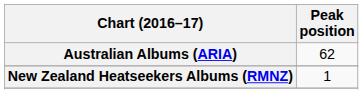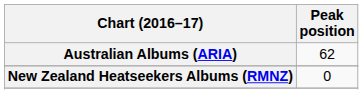(327, 76) 1 -> (327, 76) 0
